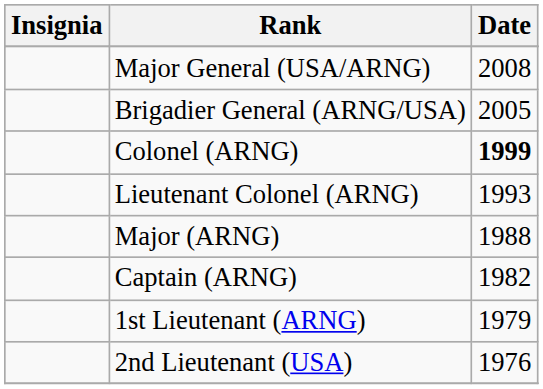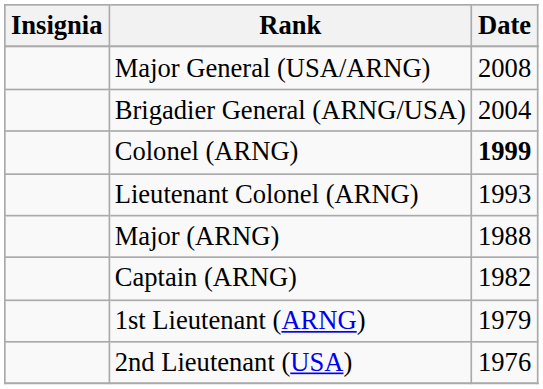(505, 109) 2005 -> (505, 109) 2004
